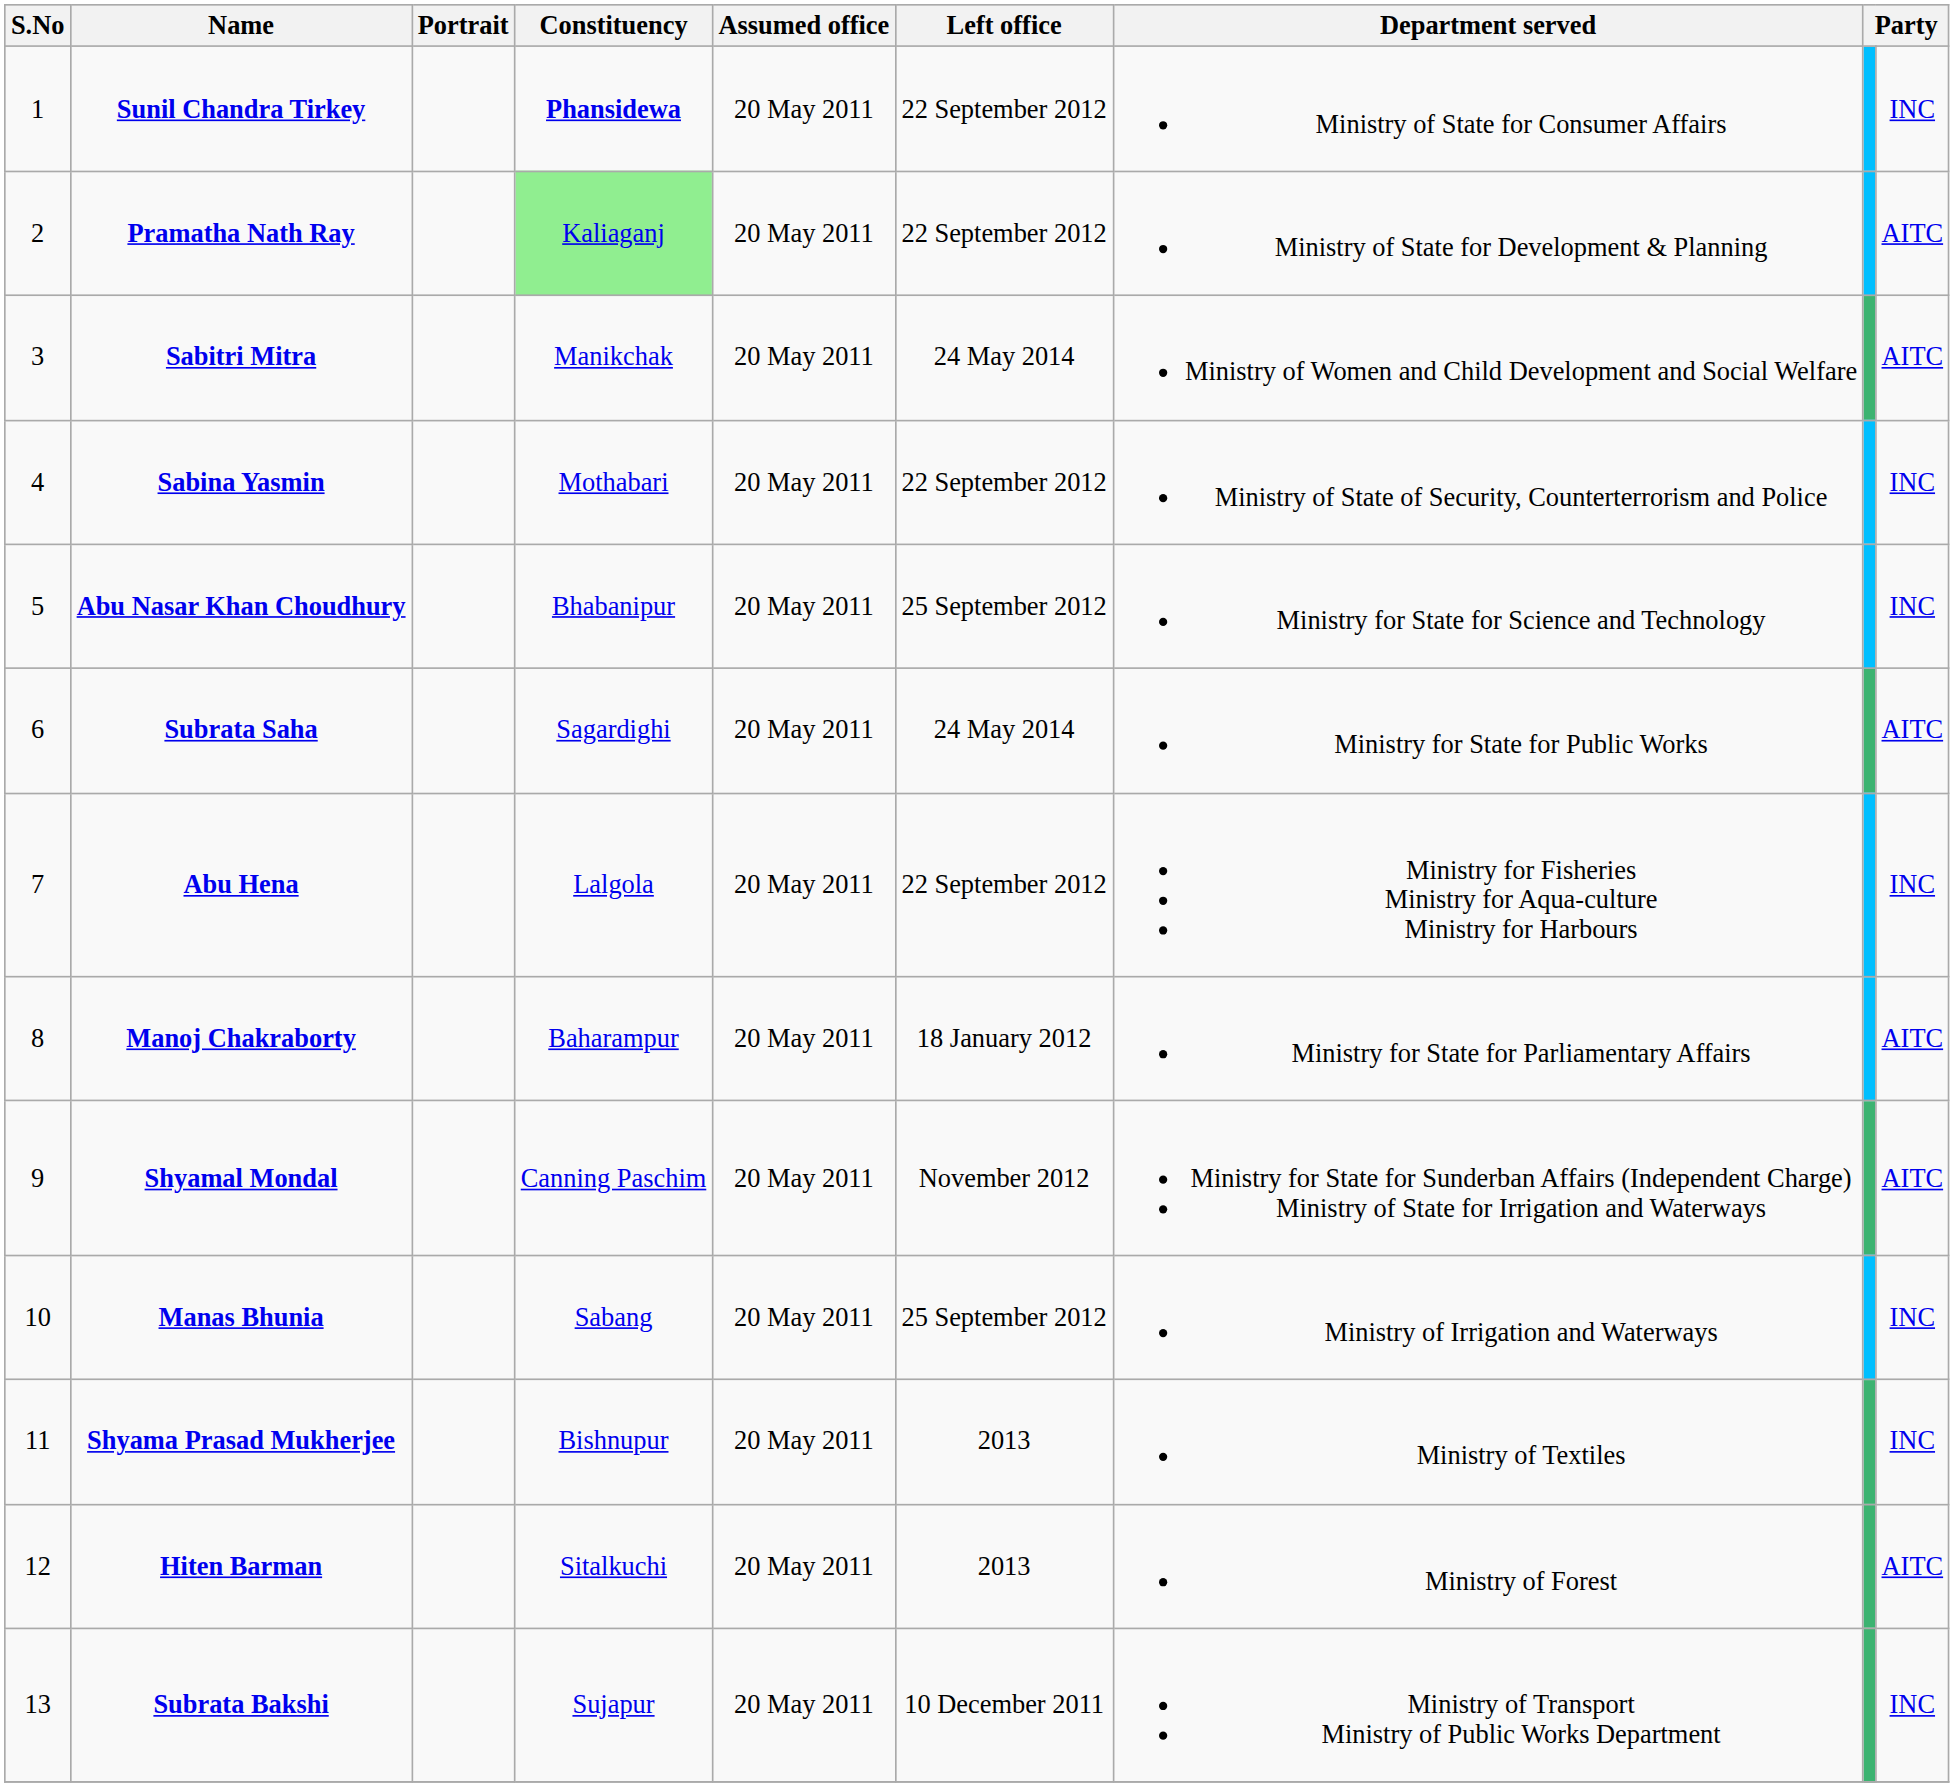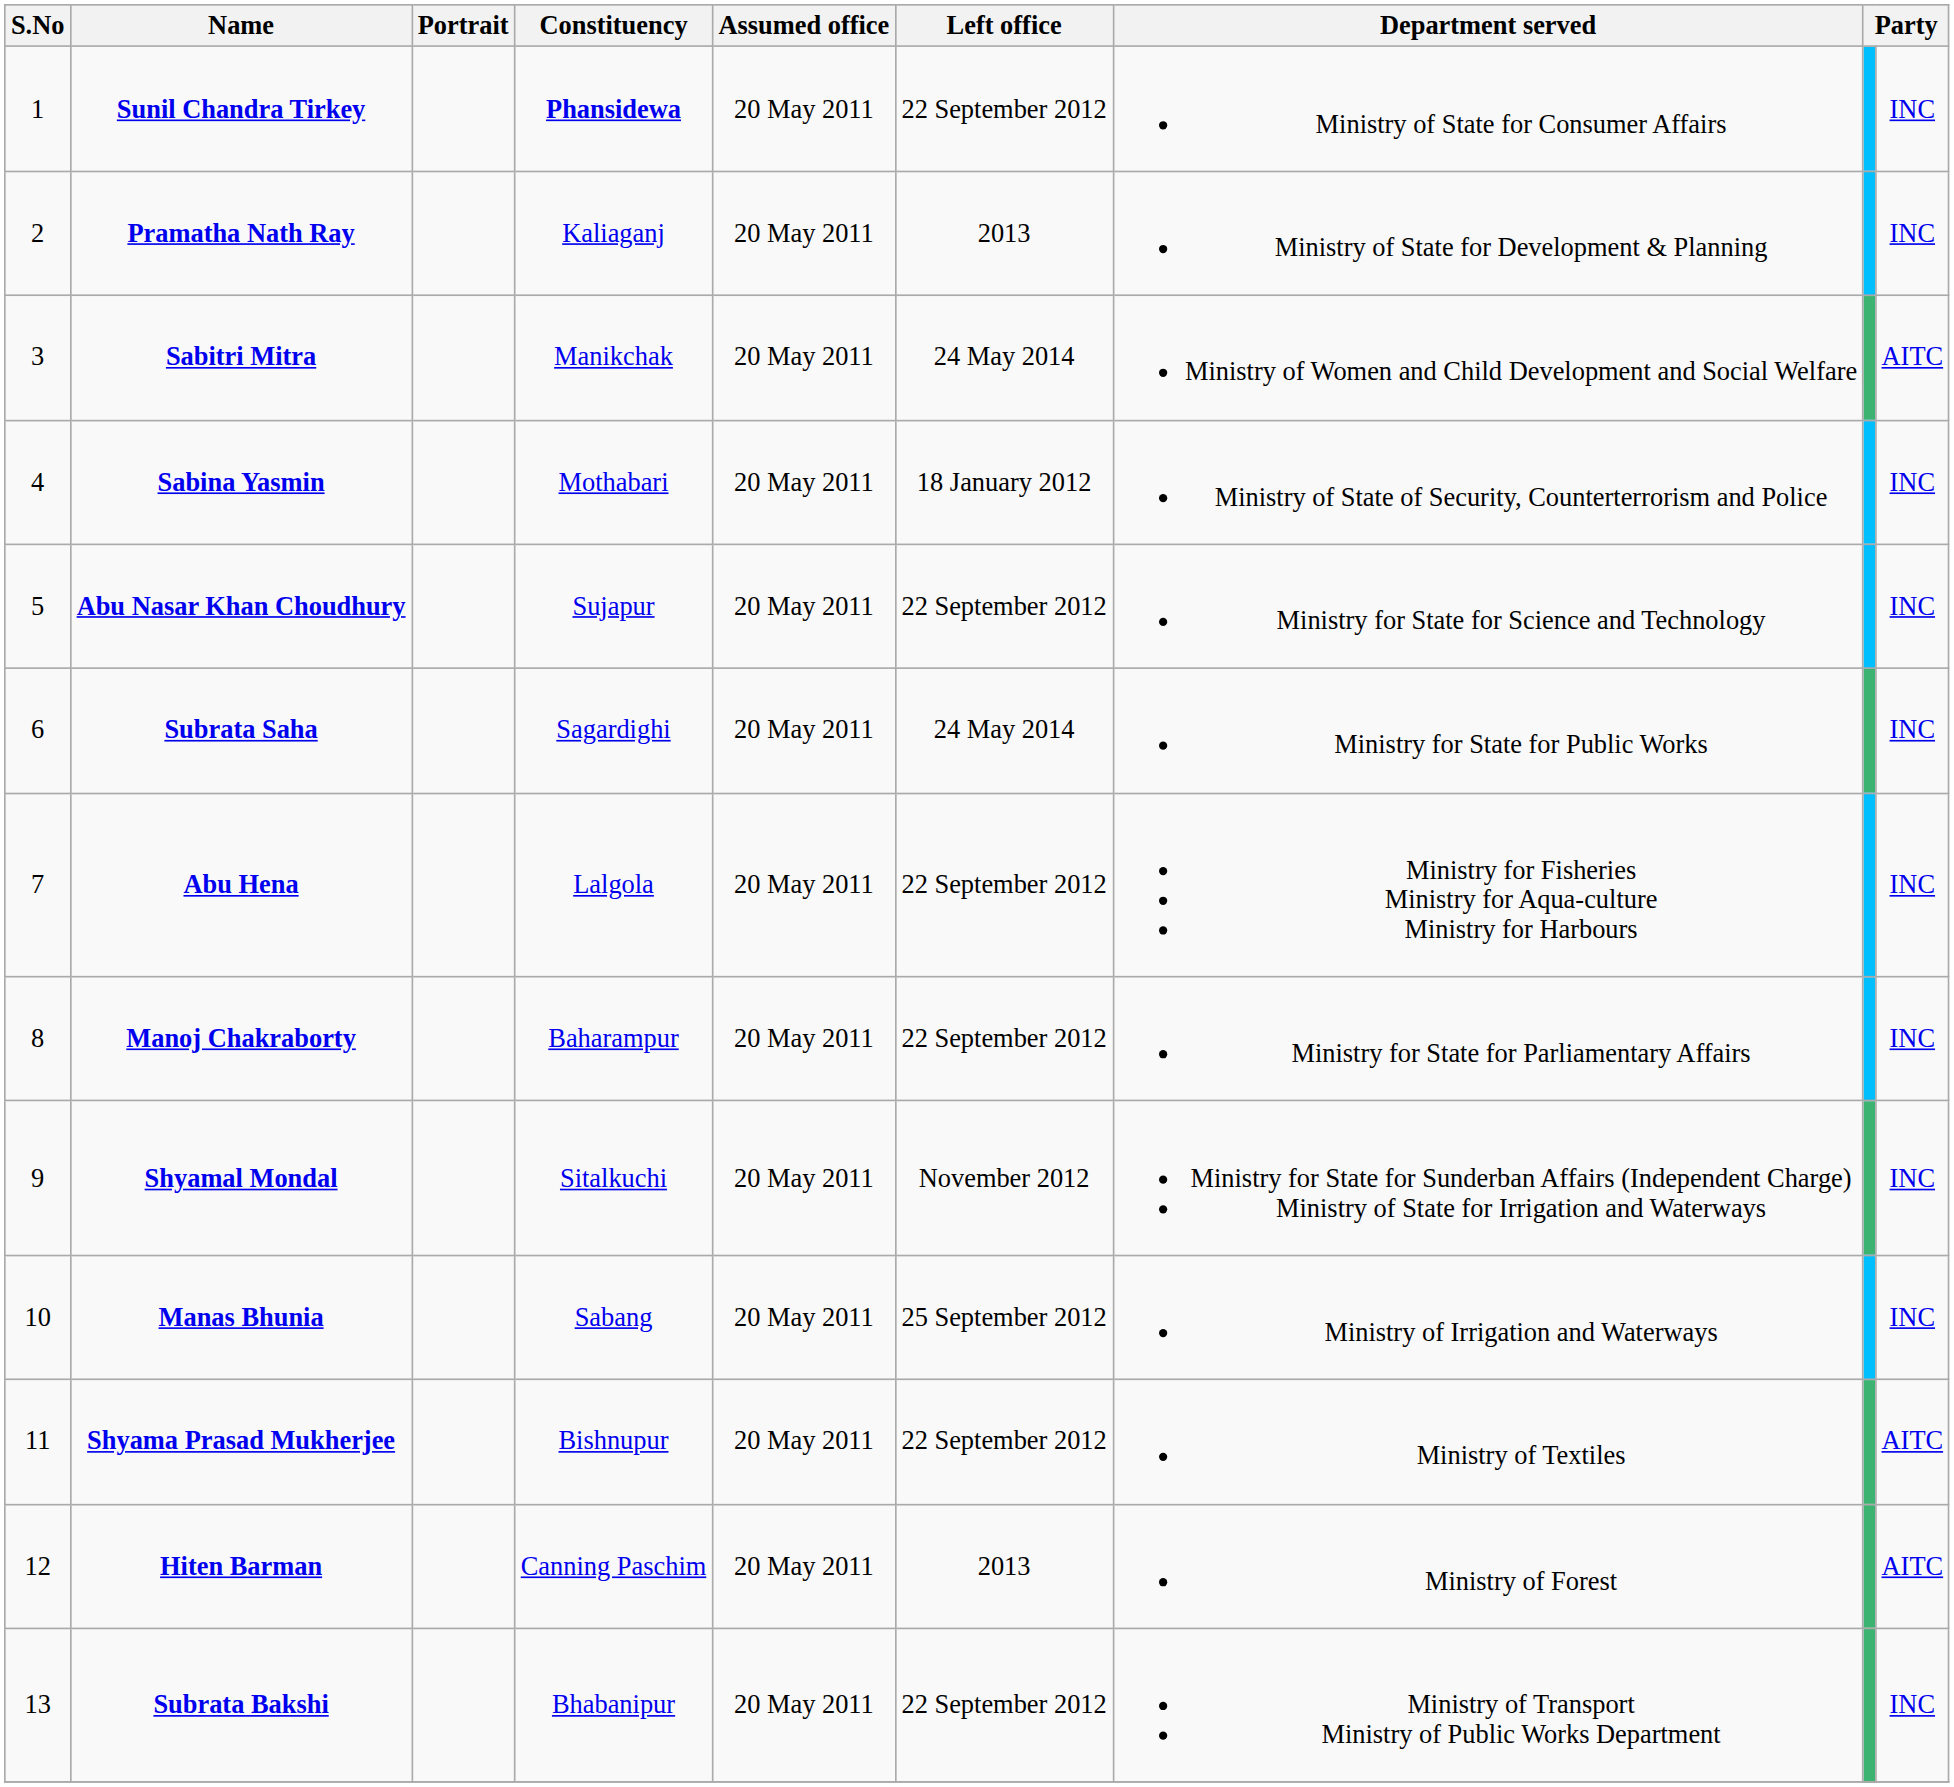(614, 232) lightgreen background -> (614, 232) no background
(1004, 232) 22 September 2012 -> (1004, 232) 2013
(1912, 232) AITC -> (1912, 232) INC
(1004, 481) 22 September 2012 -> (1004, 481) 18 January 2012
(614, 606) Bhabanipur -> (614, 606) Sujapur
(1004, 606) 25 September 2012 -> (1004, 606) 22 September 2012
(1912, 730) AITC -> (1912, 730) INC
(1004, 1038) 18 January 2012 -> (1004, 1038) 22 September 2012
(1912, 1038) AITC -> (1912, 1038) INC
(614, 1177) Canning Paschim -> (614, 1177) Sitalkuchi
(1912, 1177) AITC -> (1912, 1177) INC
(1004, 1441) 2013 -> (1004, 1441) 22 September 2012
(1912, 1441) INC -> (1912, 1441) AITC
(614, 1565) Sitalkuchi -> (614, 1565) Canning Paschim
(614, 1704) Sujapur -> (614, 1704) Bhabanipur
(1004, 1704) 10 December 2011 -> (1004, 1704) 22 September 2012
